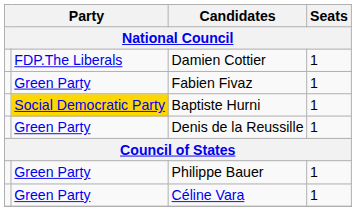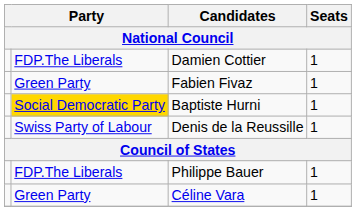(52, 128) Green Party -> (83, 128) Swiss Party of Labour
(52, 172) Green Party -> (68, 172) FDP.The Liberals
